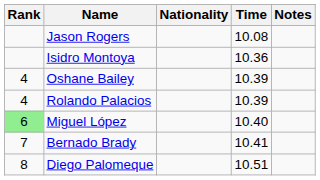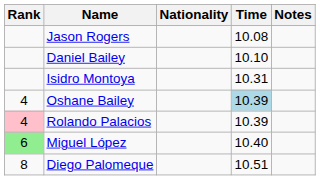+ row: (86, 57)
(251, 57) 10.36 -> (251, 79) 10.31
(251, 79) no background -> (251, 100) lightblue background
(24, 100) no background -> (24, 121) pink background
- row: (91, 143)
